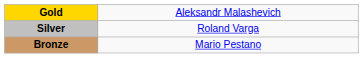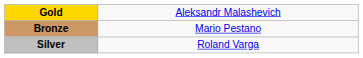rows swapped: (51, 28) <-> (51, 45)
